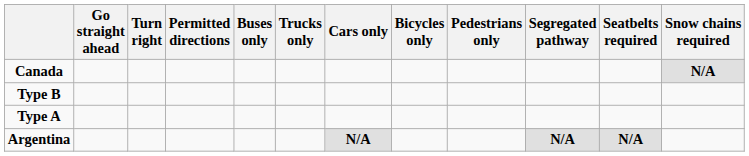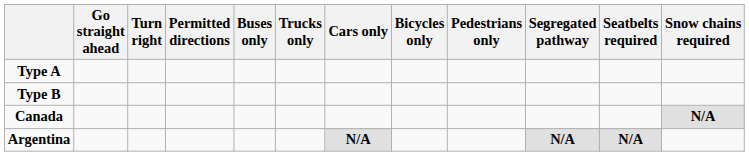rows swapped: (39, 116) <-> (39, 71)
